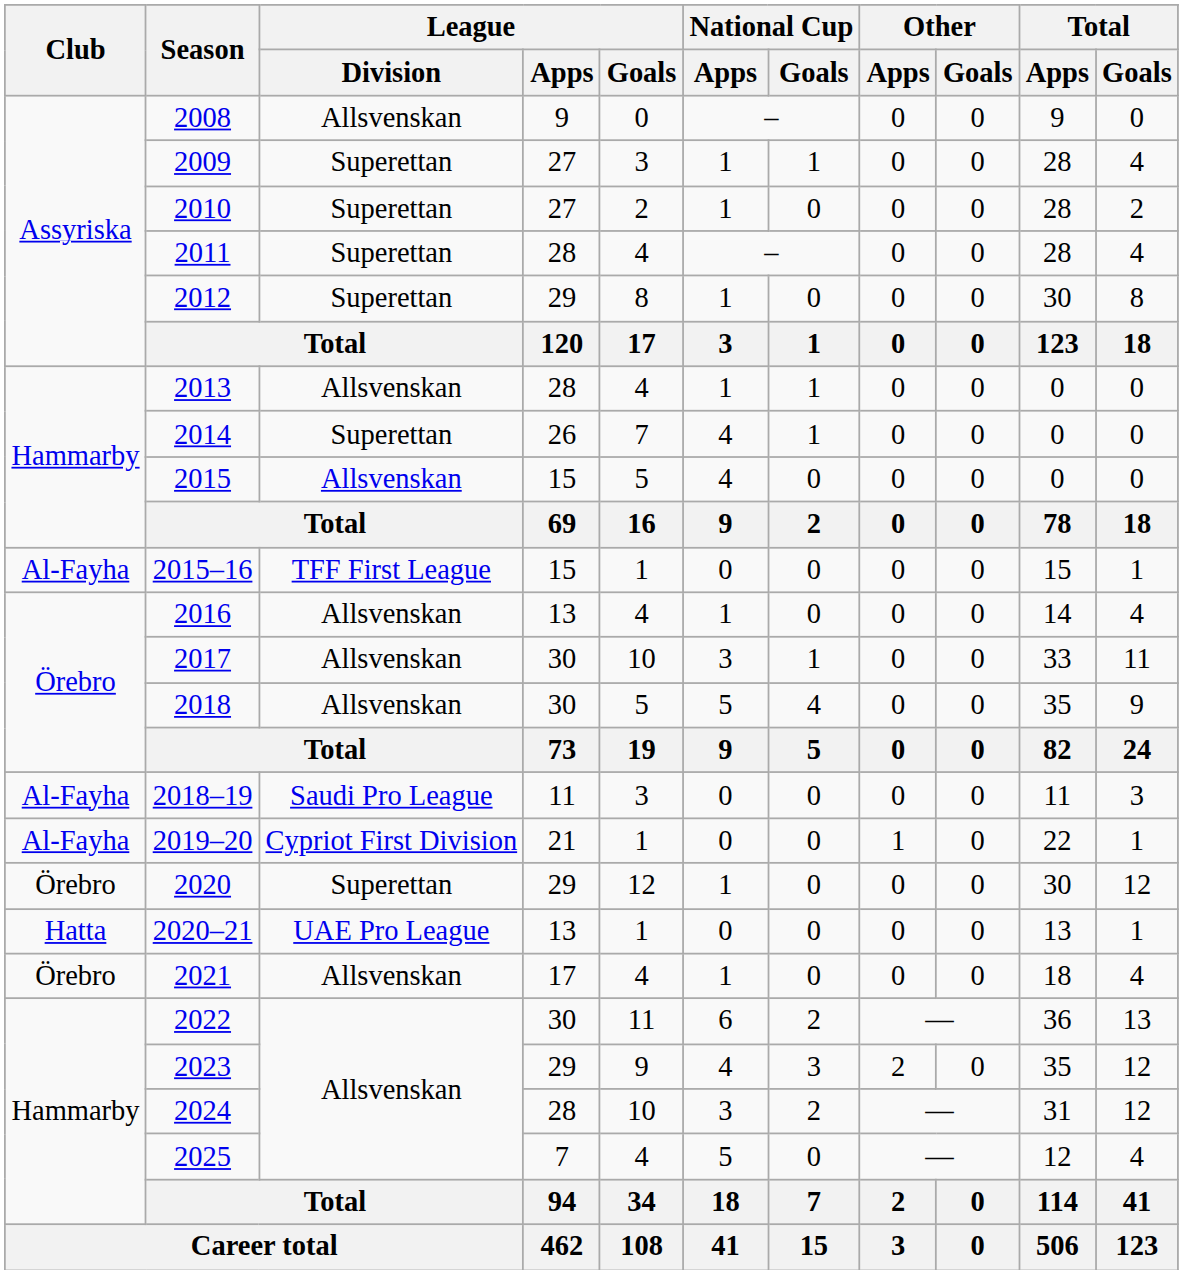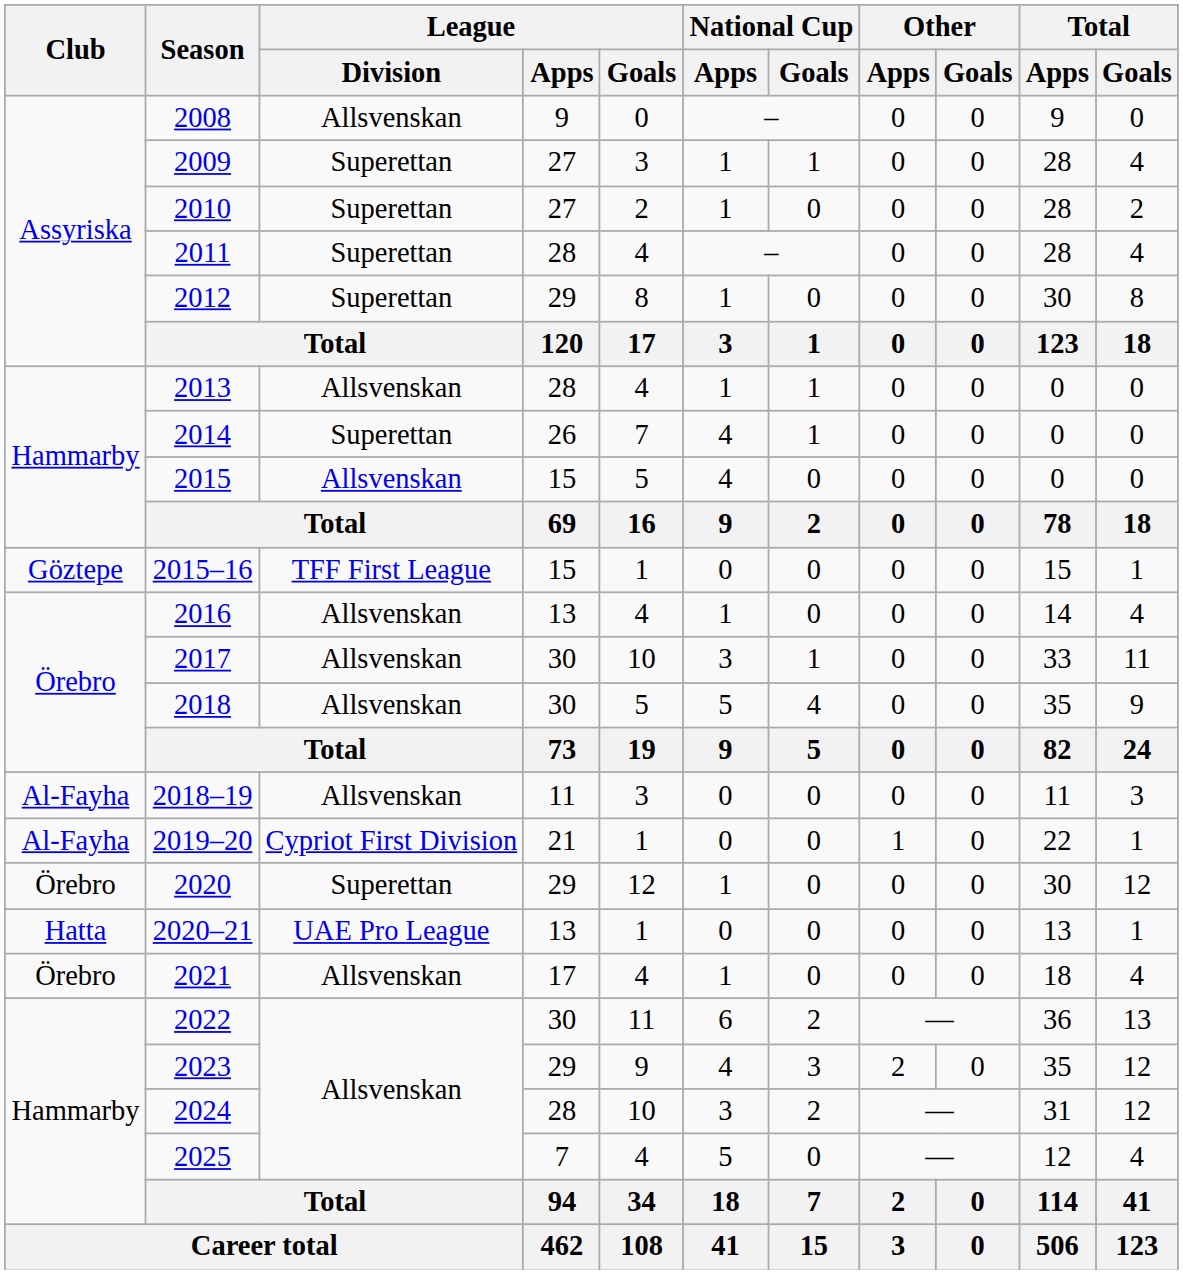(76, 569) Al-Fayha -> (76, 569) Göztepe
(391, 794) Saudi Pro League -> (391, 794) Allsvenskan
